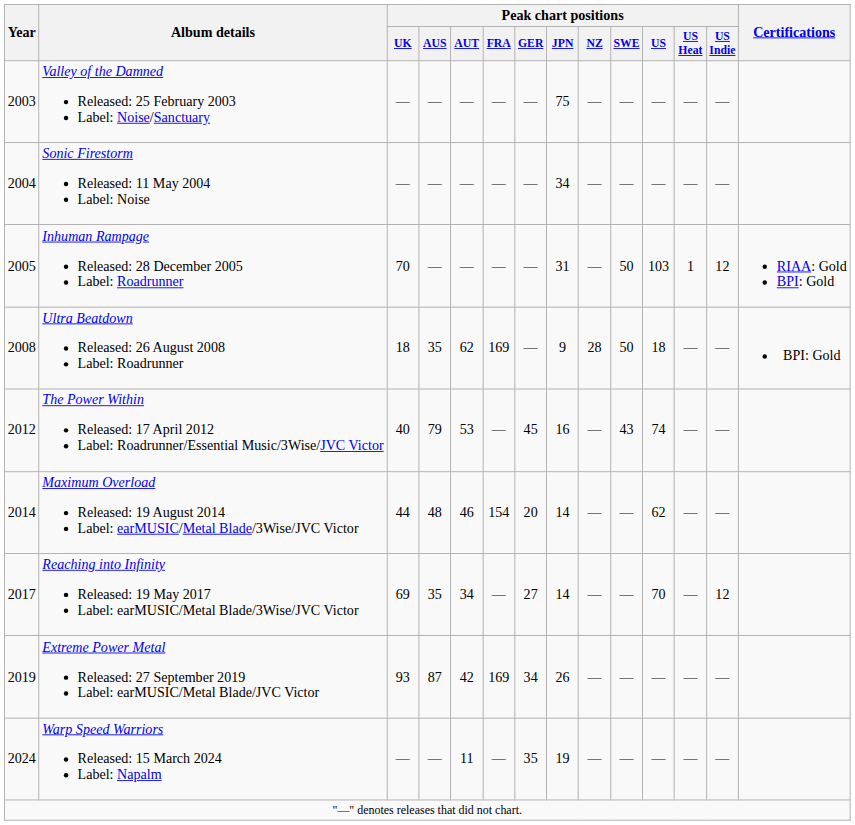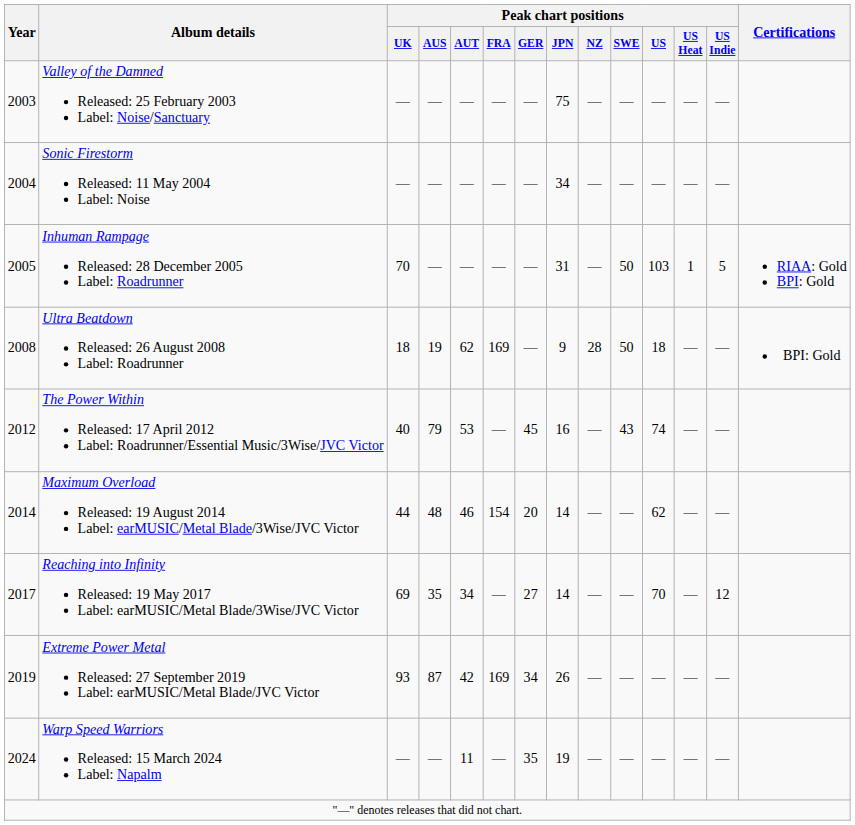(722, 265) 12 -> (722, 265) 5
(435, 348) 35 -> (435, 348) 19
